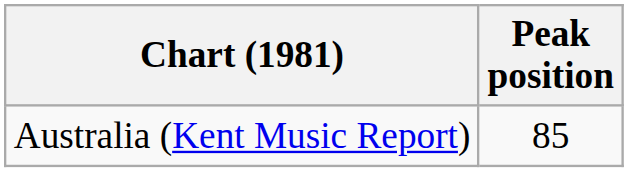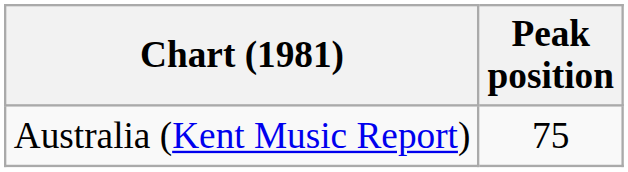(551, 135) 85 -> (551, 135) 75
